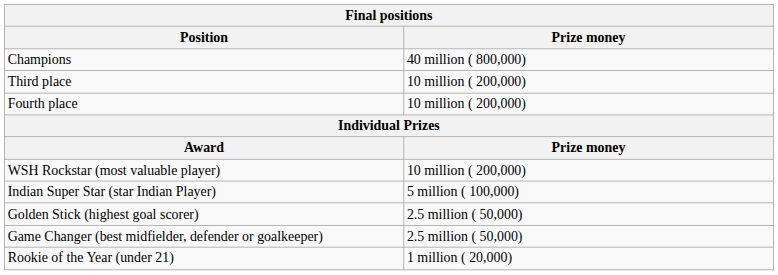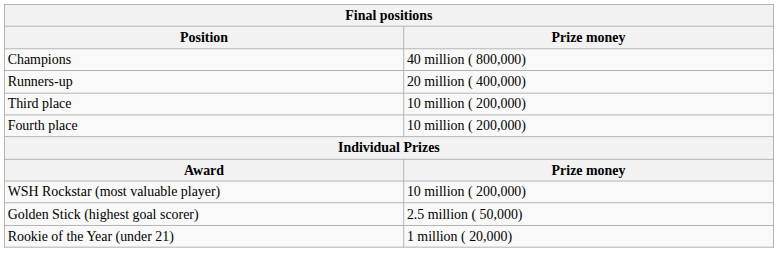+ row: (40, 81)
- row: (112, 192)
- row: (165, 236)
